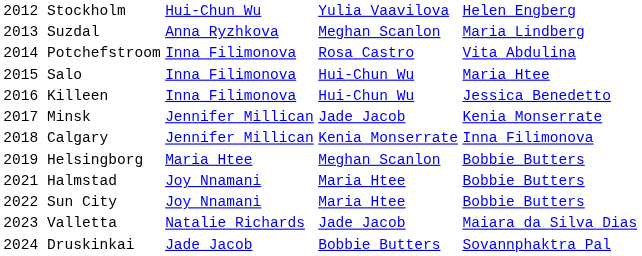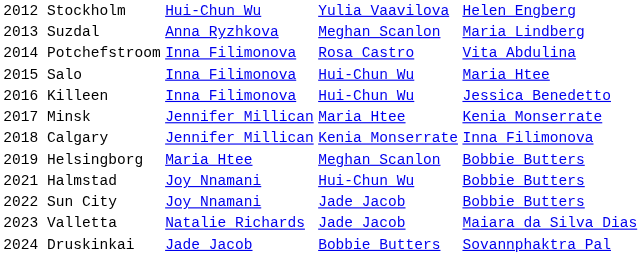(362, 117) Jade Jacob -> (362, 117) Maria Htee
(362, 181) Maria Htee -> (366, 181) Hui-Chun Wu
(362, 202) Maria Htee -> (362, 202) Jade Jacob
